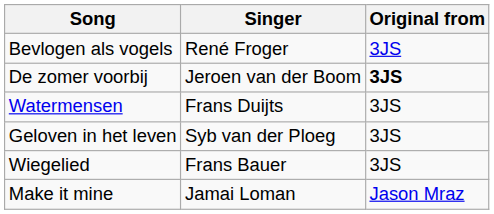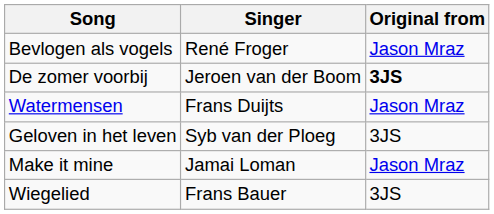(385, 48) 3JS -> (417, 48) Jason Mraz
(385, 106) 3JS -> (417, 106) Jason Mraz
rows swapped: (61, 194) <-> (49, 164)
